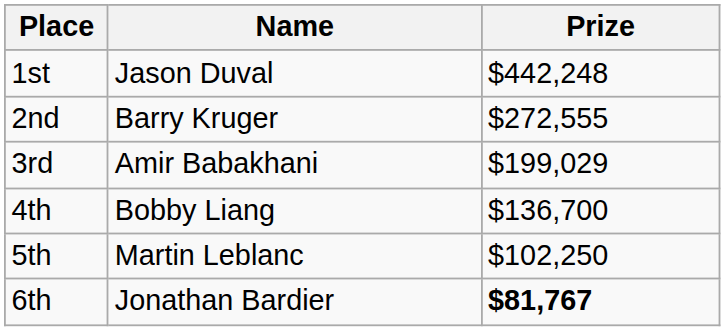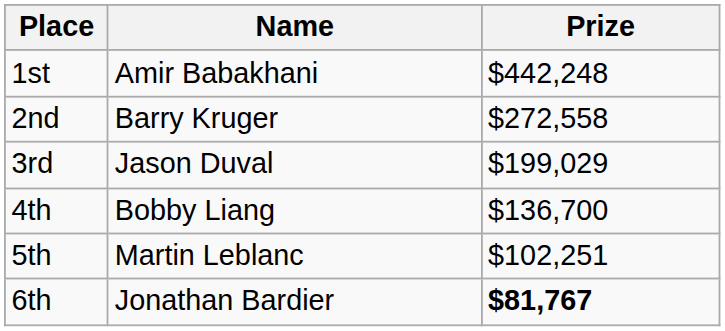(194, 73) Jason Duval -> (216, 73) Amir Babakhani
(548, 118) $272,555 -> (548, 118) $272,558
(216, 164) Amir Babakhani -> (194, 164) Jason Duval
(548, 255) $102,250 -> (548, 255) $102,251
